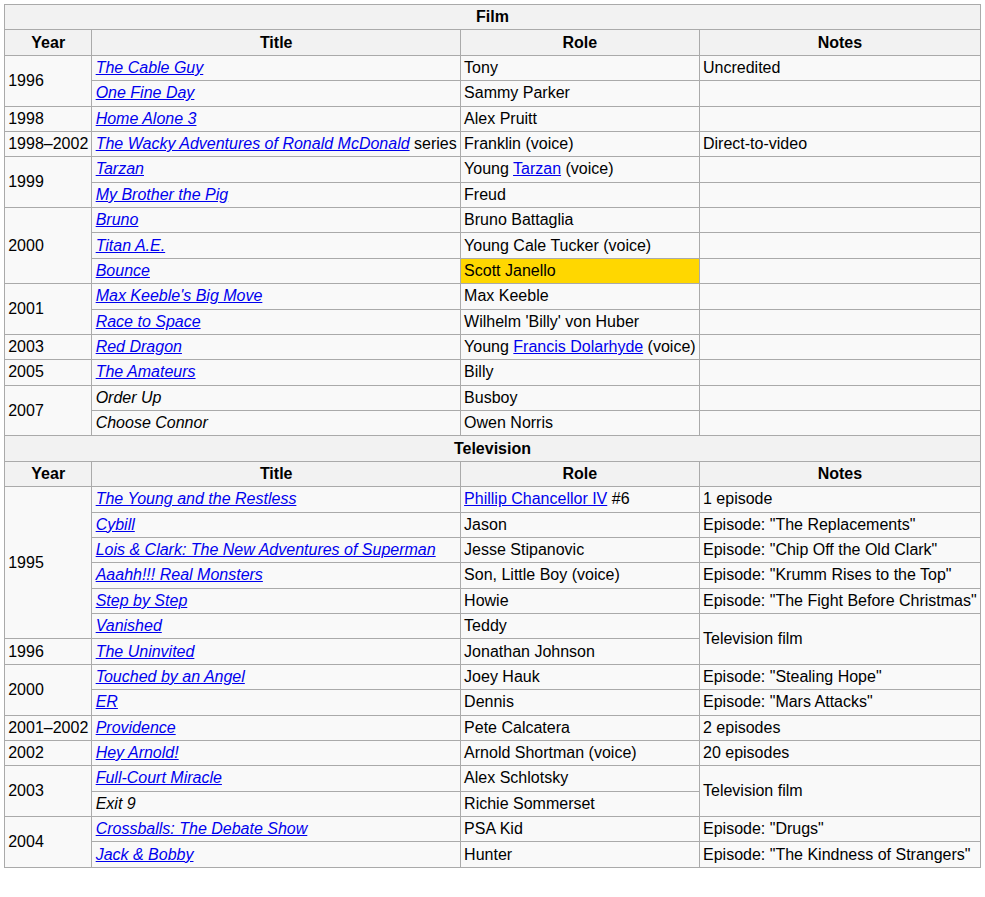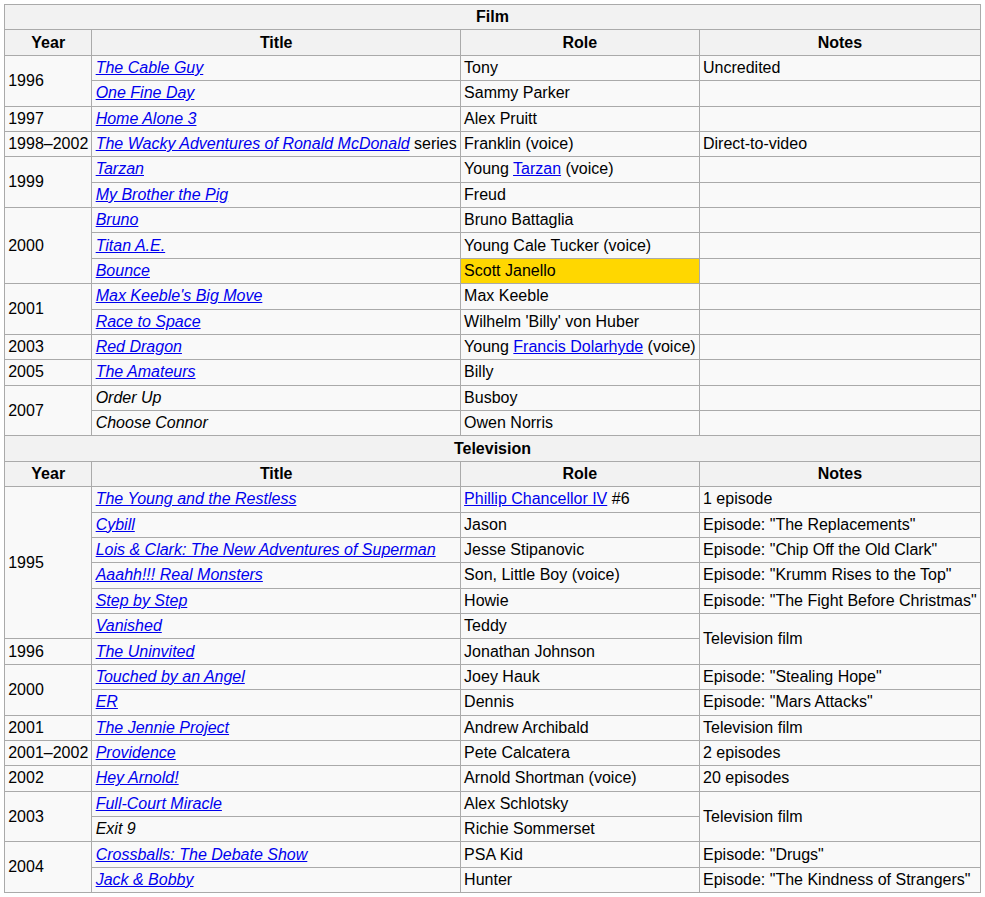(26, 118) 1998 -> (26, 118) 1997
+ row: (162, 727)
